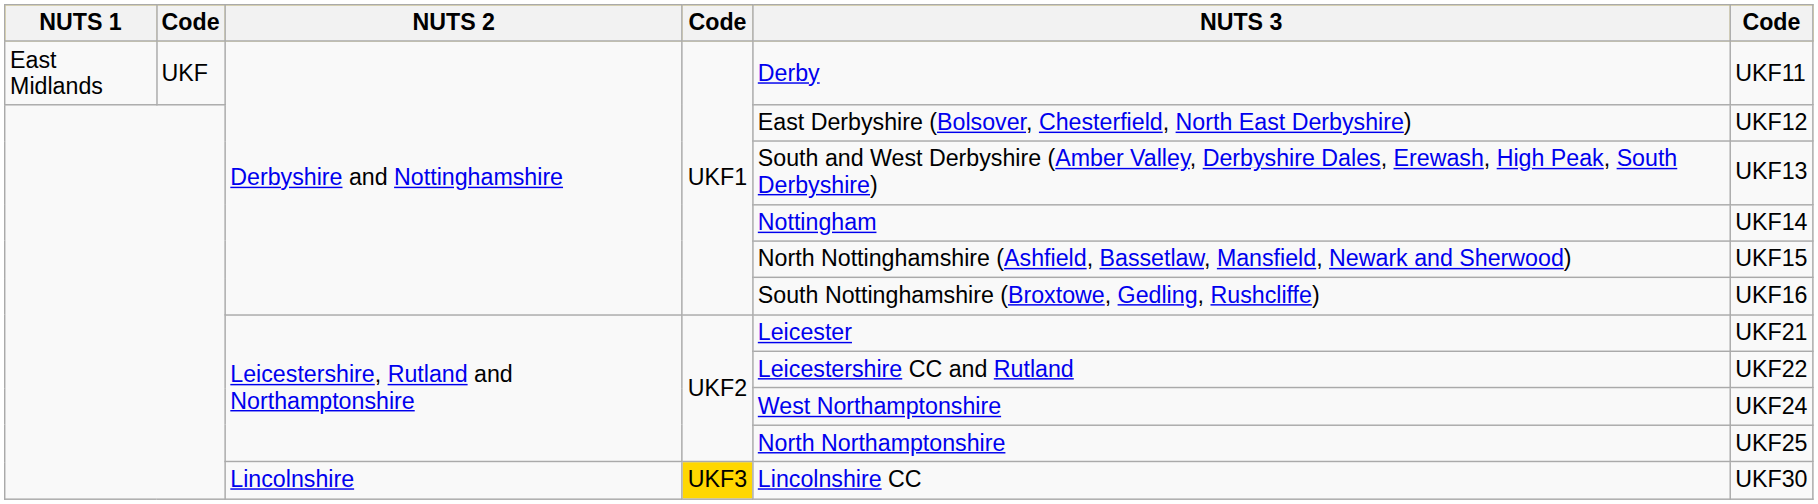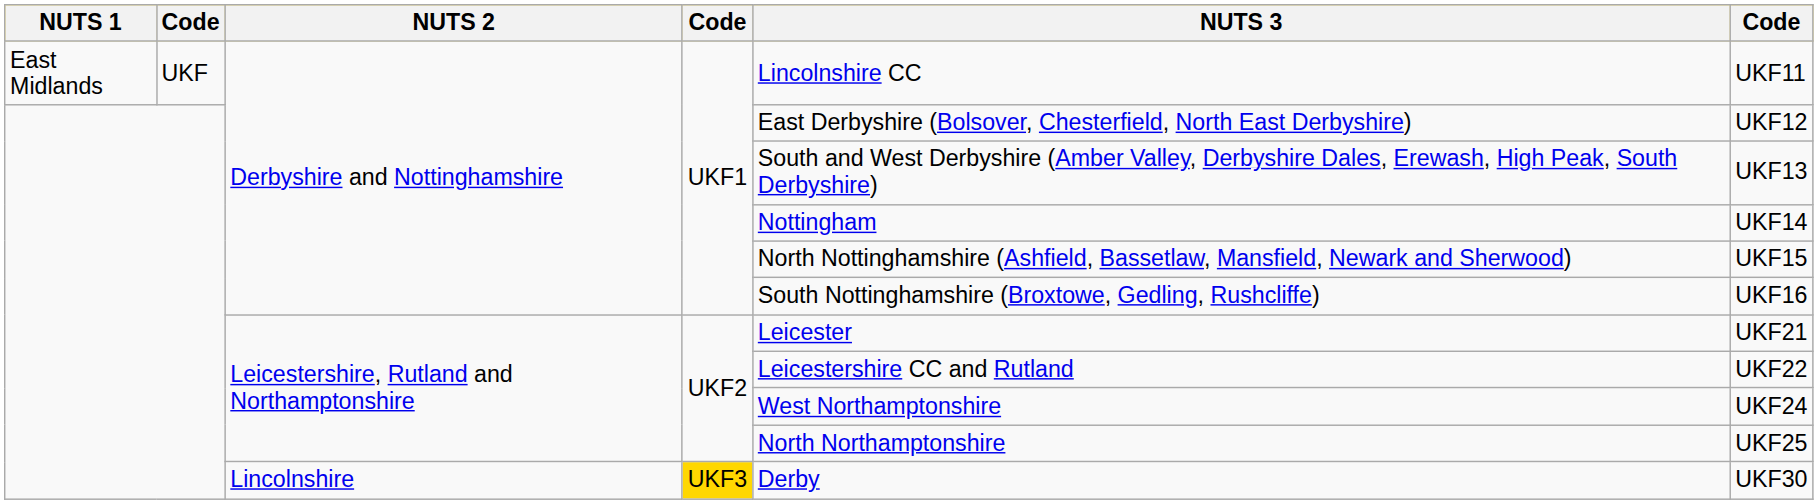(789, 72) Derby -> (840, 72) Lincolnshire CC
(840, 479) Lincolnshire CC -> (789, 479) Derby
